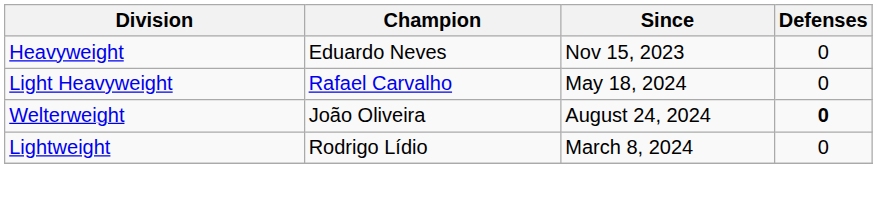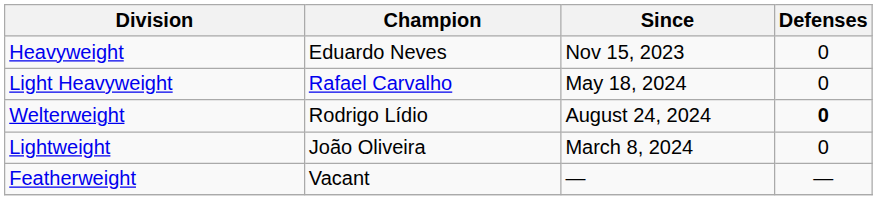(367, 115) João Oliveira -> (368, 115) Rodrigo Lídio
(368, 147) Rodrigo Lídio -> (367, 147) João Oliveira
+ row: (73, 178)
